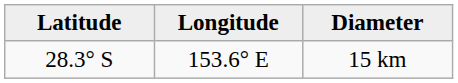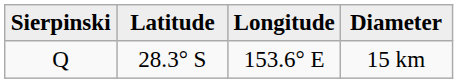+ column: (61, 22)
